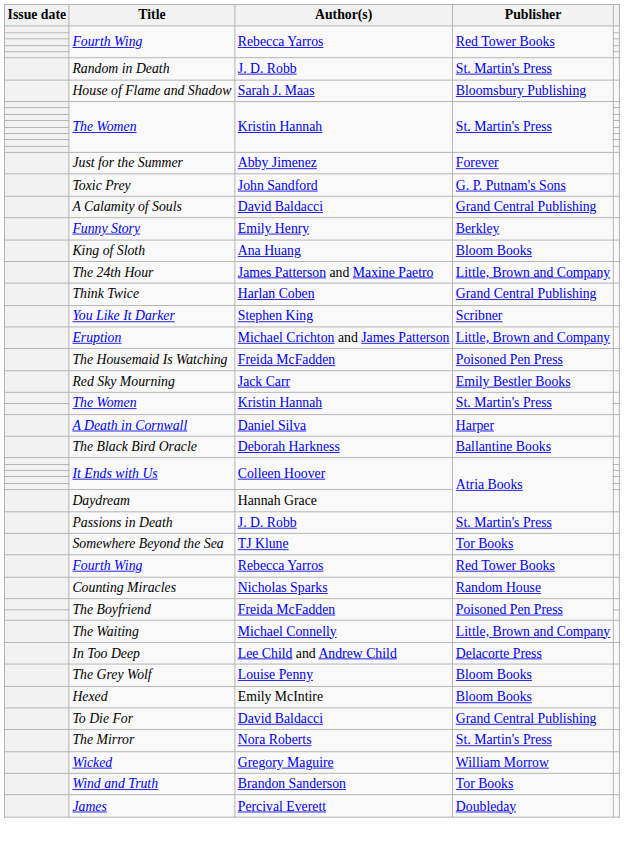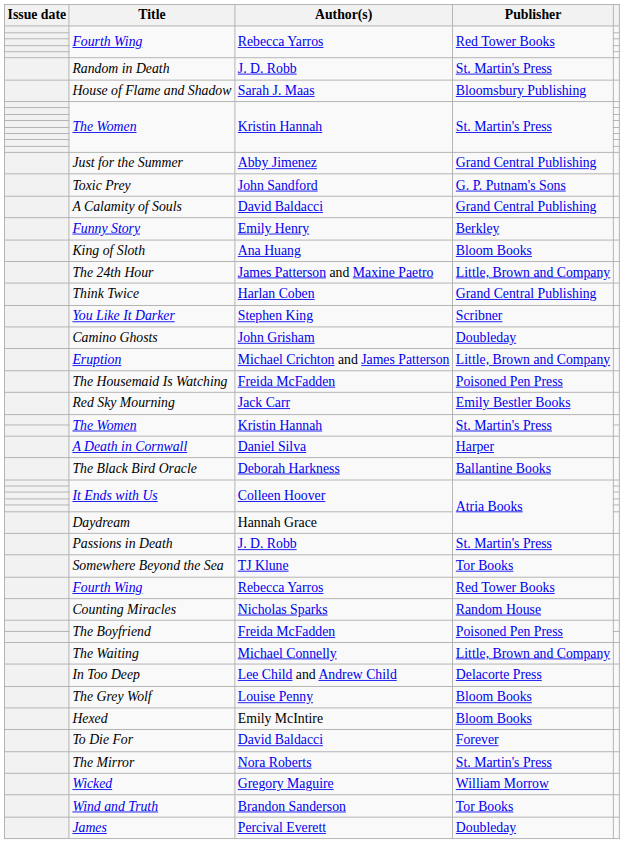(477, 163) Forever -> (526, 163) Grand Central Publishing
+ row: (115, 337)
(526, 718) Grand Central Publishing -> (477, 740) Forever
